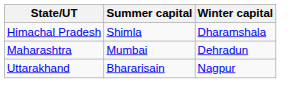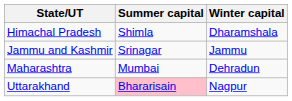+ row: (60, 50)
(136, 68) no background -> (147, 86) pink background
